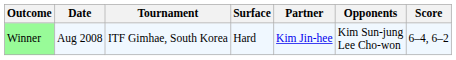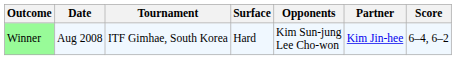columns swapped: (304, 13) <-> (371, 13)
